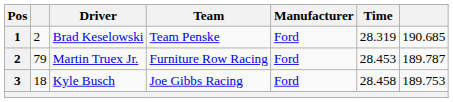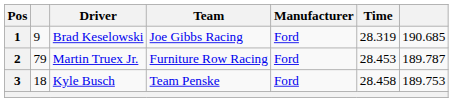(37, 37) 2 -> (37, 37) 9
(185, 37) Team Penske -> (196, 37) Joe Gibbs Racing
(196, 81) Joe Gibbs Racing -> (185, 81) Team Penske
